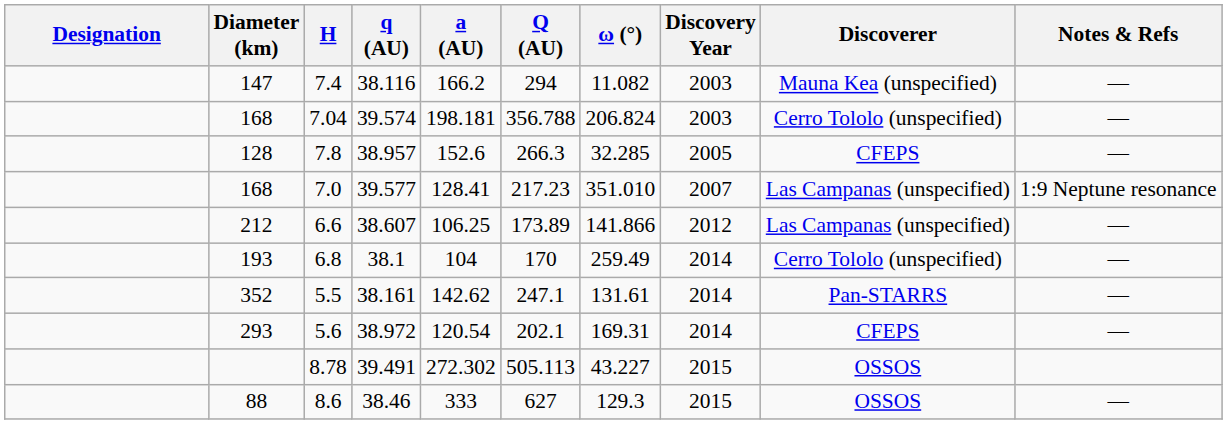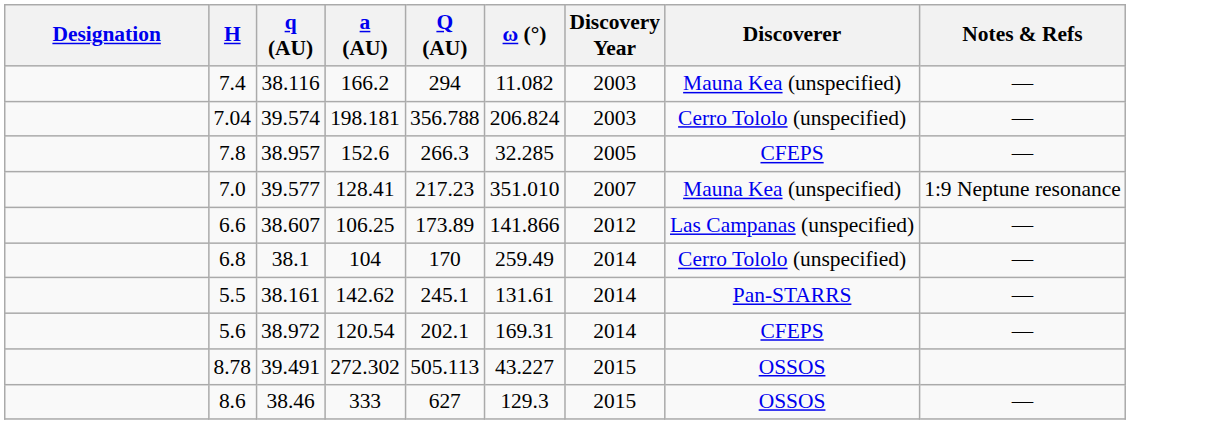- column: (256, 35)
(888, 189) Las Campanas (unspecified) -> (792, 189) Mauna Kea (unspecified)
(541, 295) 247.1 -> (445, 295) 245.1
